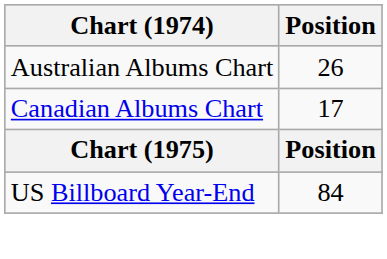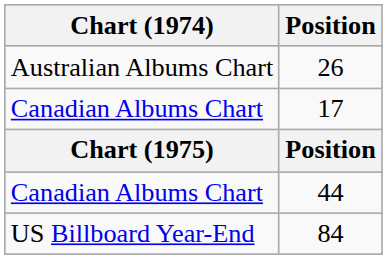+ row: (331, 191)
